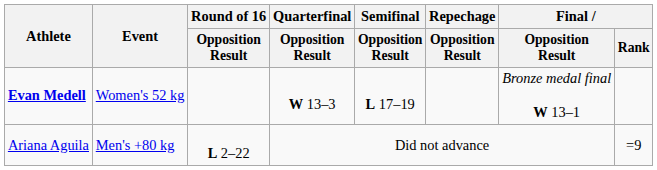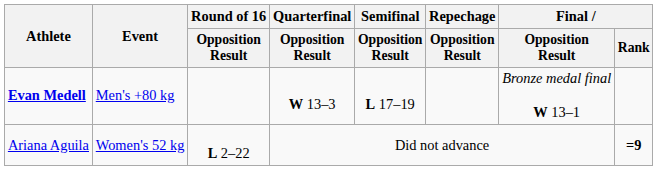(140, 95) Women's 52 kg -> (135, 95) Men's +80 kg
(135, 145) Men's +80 kg -> (140, 145) Women's 52 kg
(634, 145) normal -> (634, 145) bold
